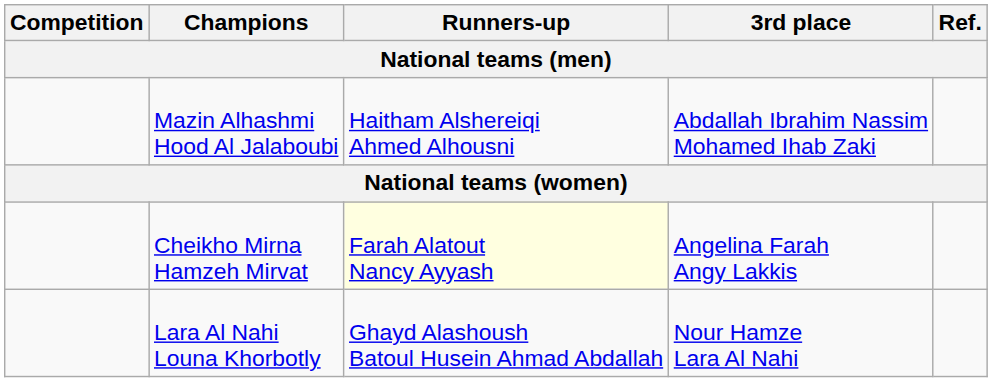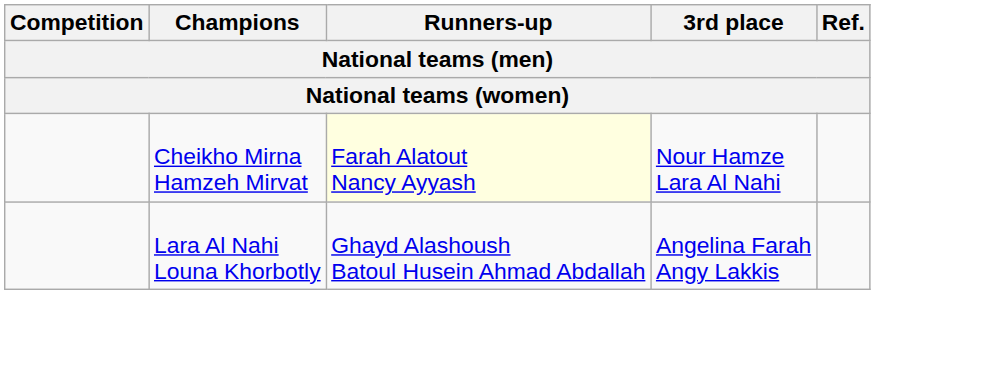- row: (246, 133)
(751, 257) Angelina Farah Angy Lakkis -> (720, 170) Nour Hamze Lara Al Nahi
(738, 345) Nour Hamze Lara Al Nahi -> (734, 257) Angelina Farah Angy Lakkis
